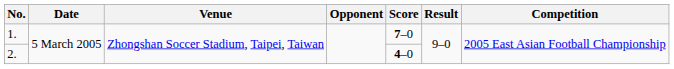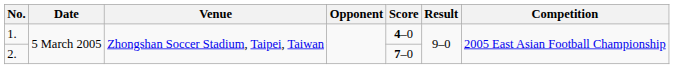(404, 34) 7–0 -> (404, 34) 4–0
(404, 53) 4–0 -> (404, 53) 7–0
